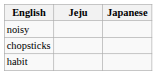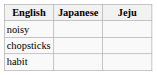columns swapped: (78, 12) <-> (127, 12)
